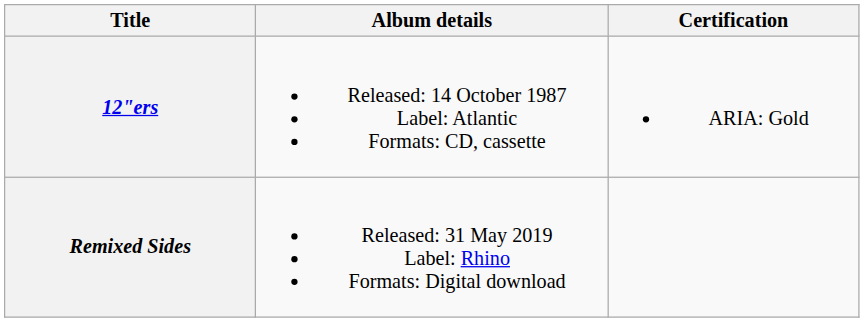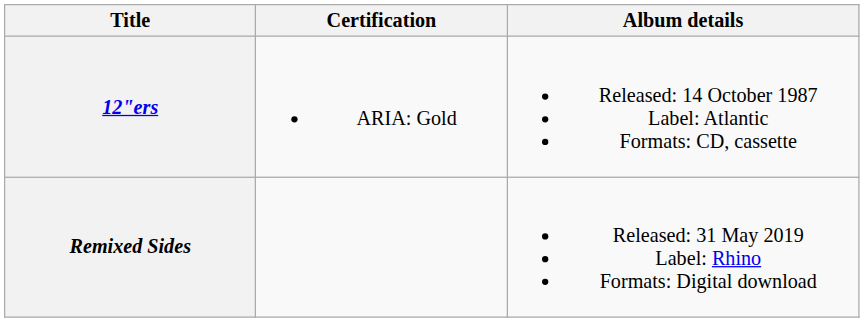columns swapped: (432, 20) <-> (733, 20)
